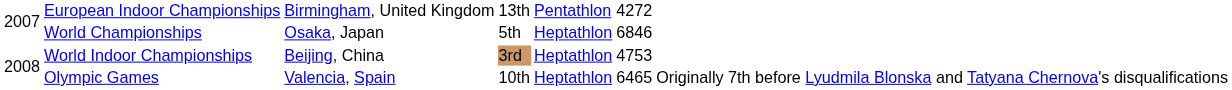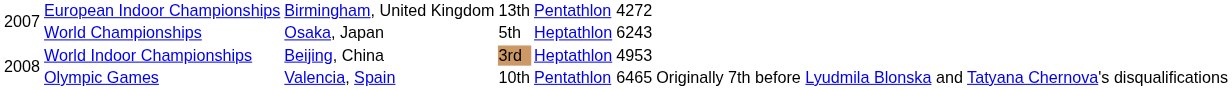(634, 33) 6846 -> (634, 33) 6243
(634, 55) 4753 -> (634, 55) 4953
(573, 77) Heptathlon -> (573, 77) Pentathlon
